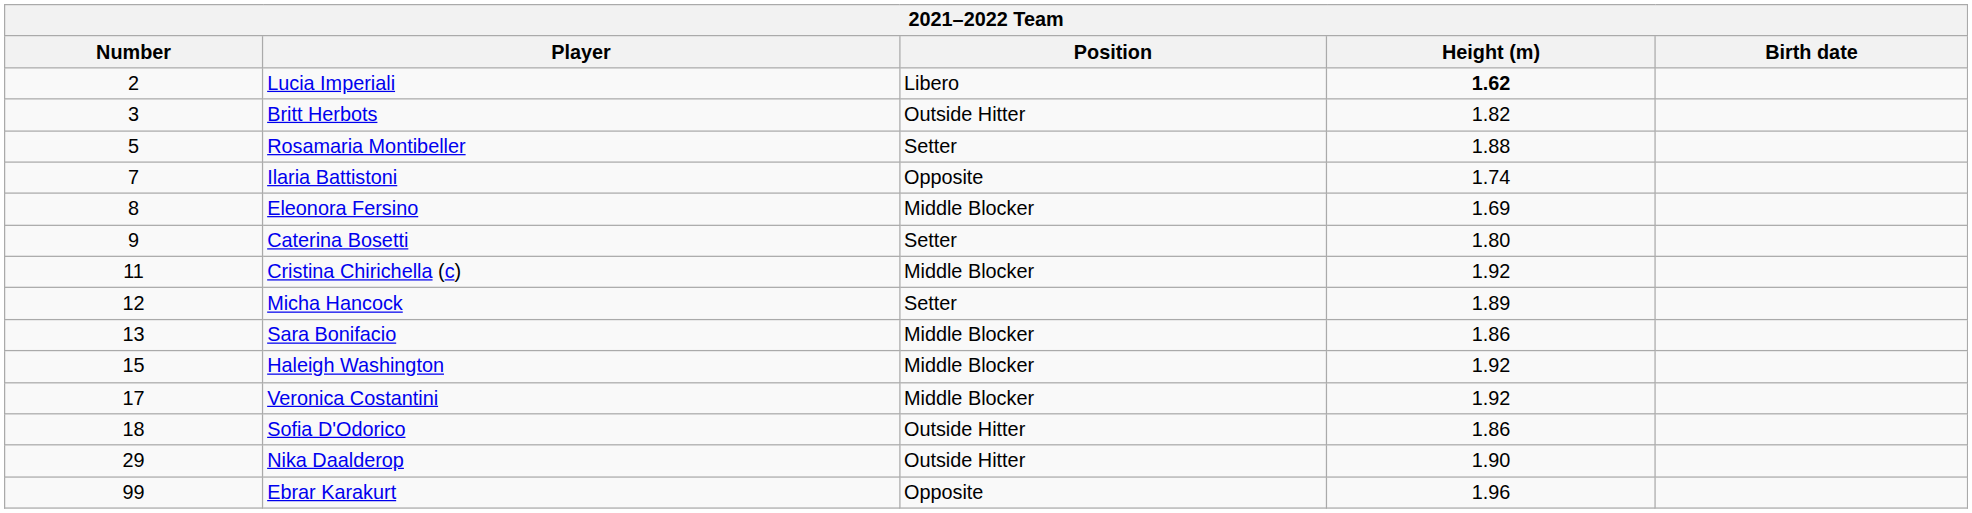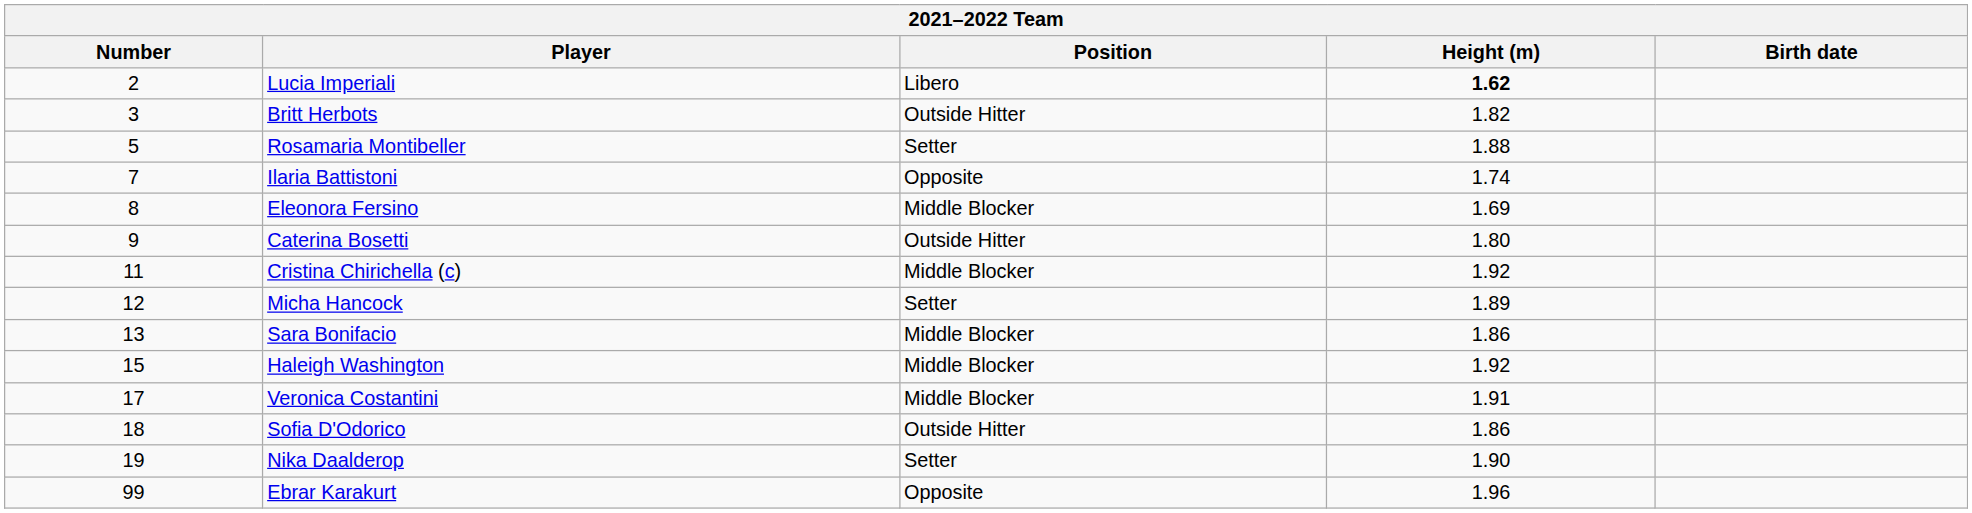(930, 240) Setter -> (965, 240) Outside Hitter
(1491, 397) 1.92 -> (1491, 397) 1.91
(134, 460) 29 -> (134, 460) 19
(965, 460) Outside Hitter -> (930, 460) Setter
